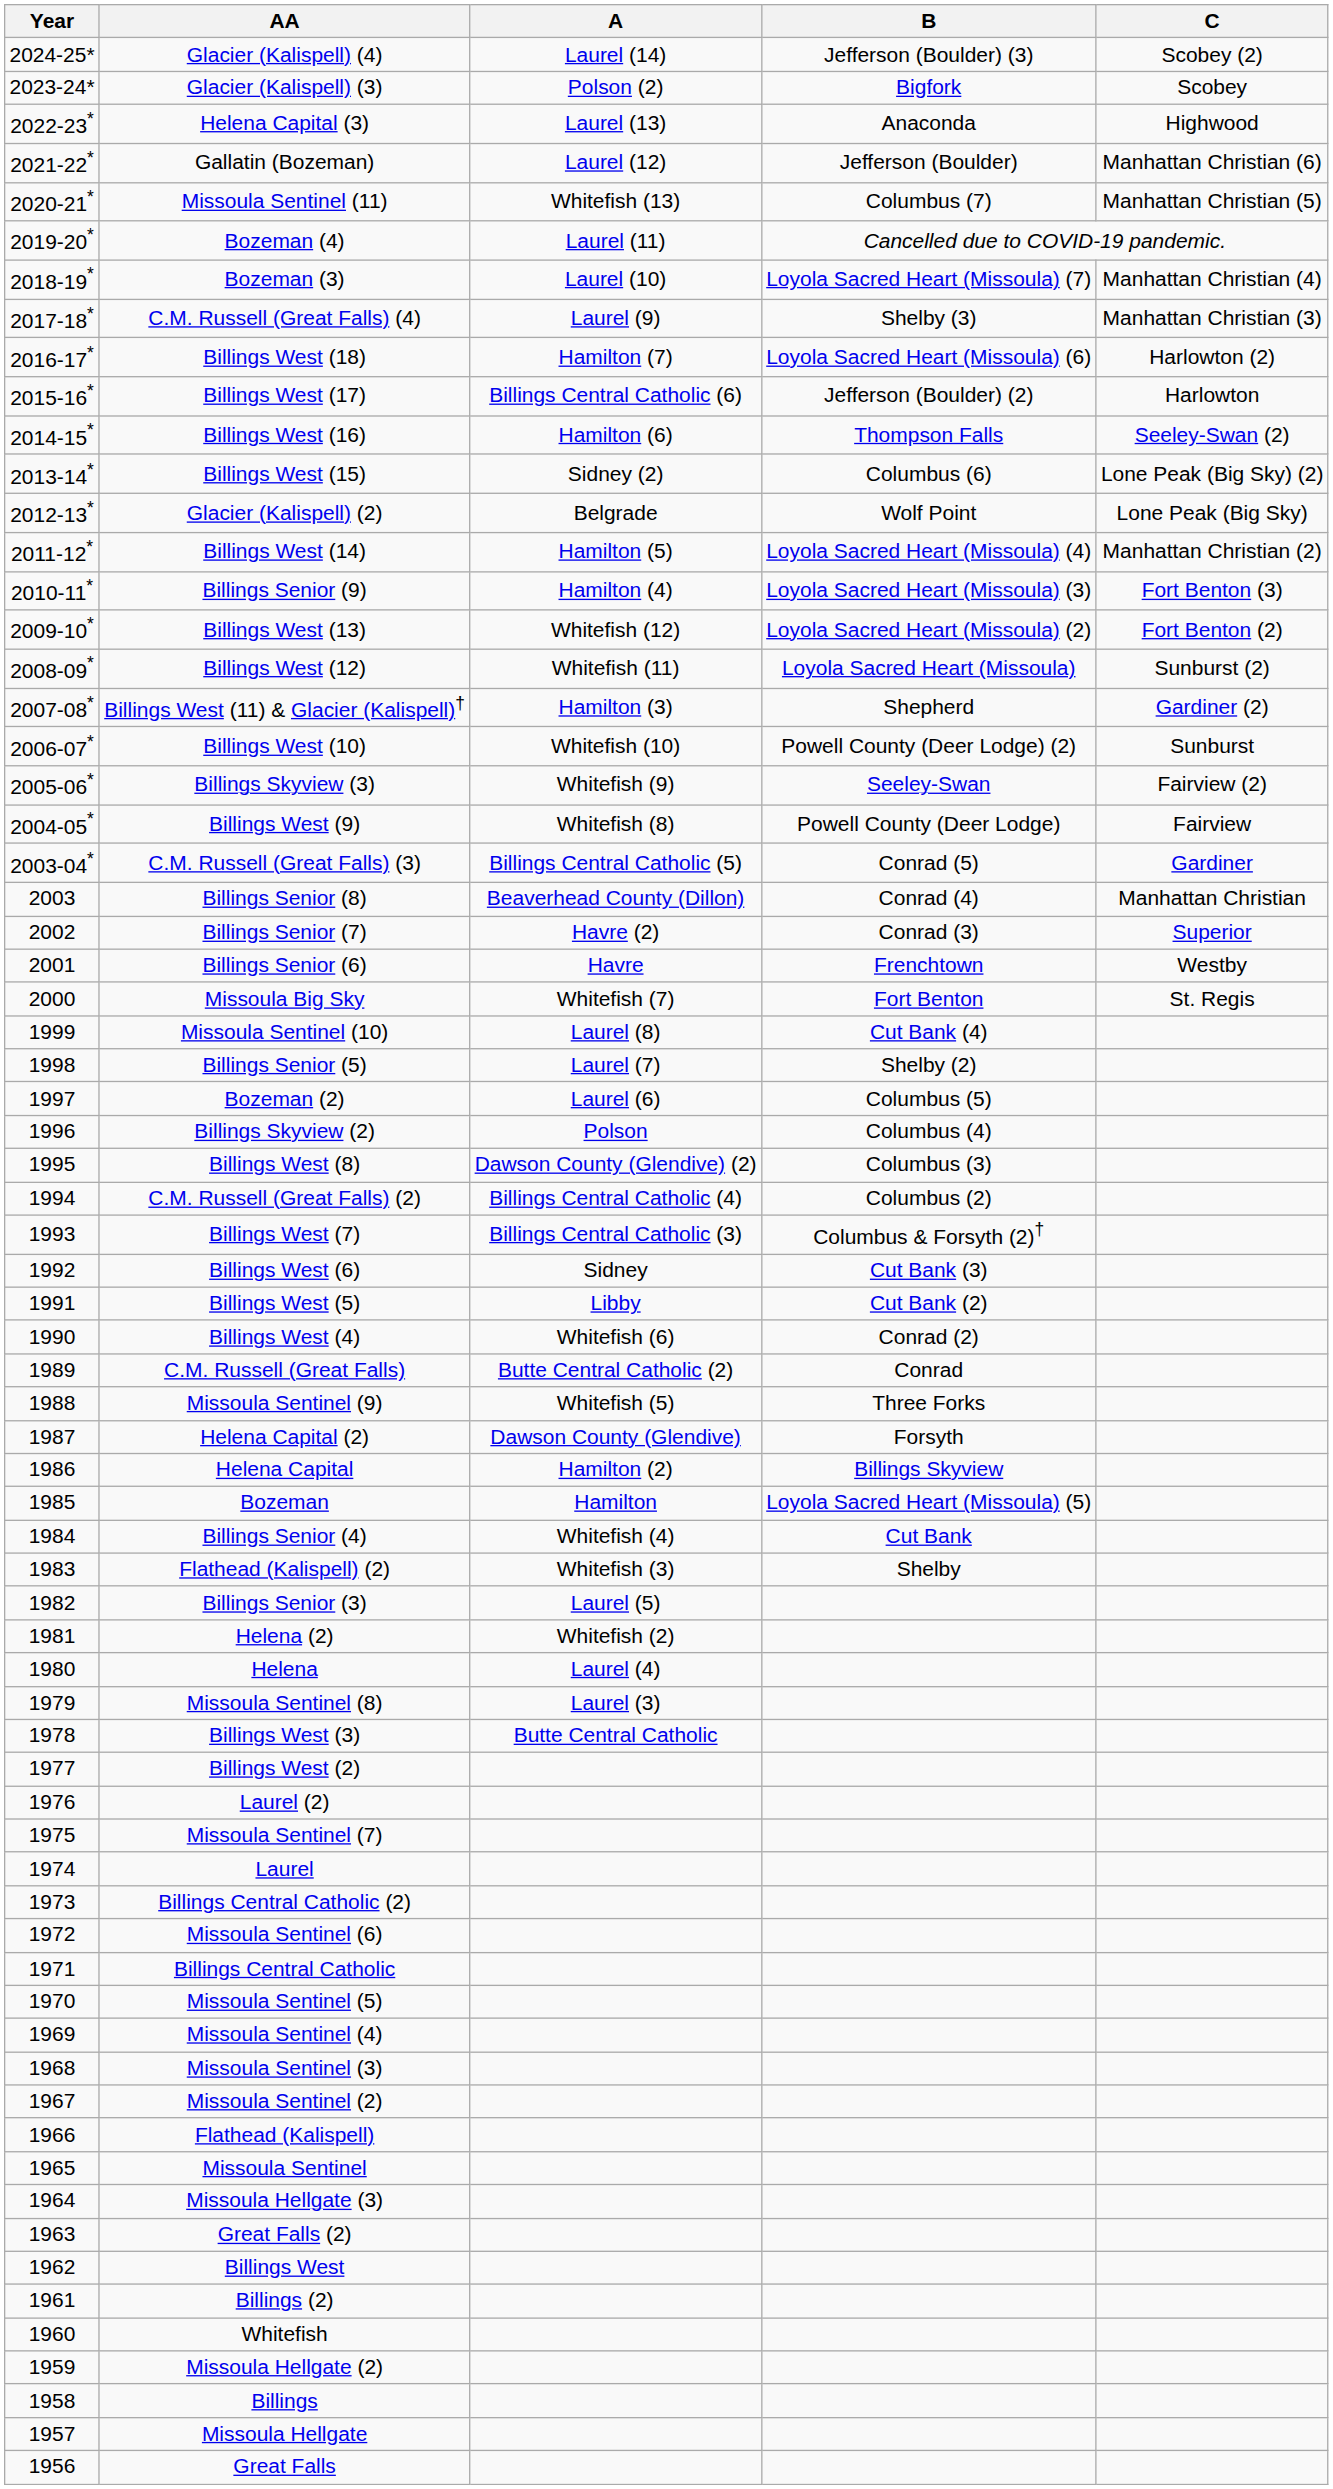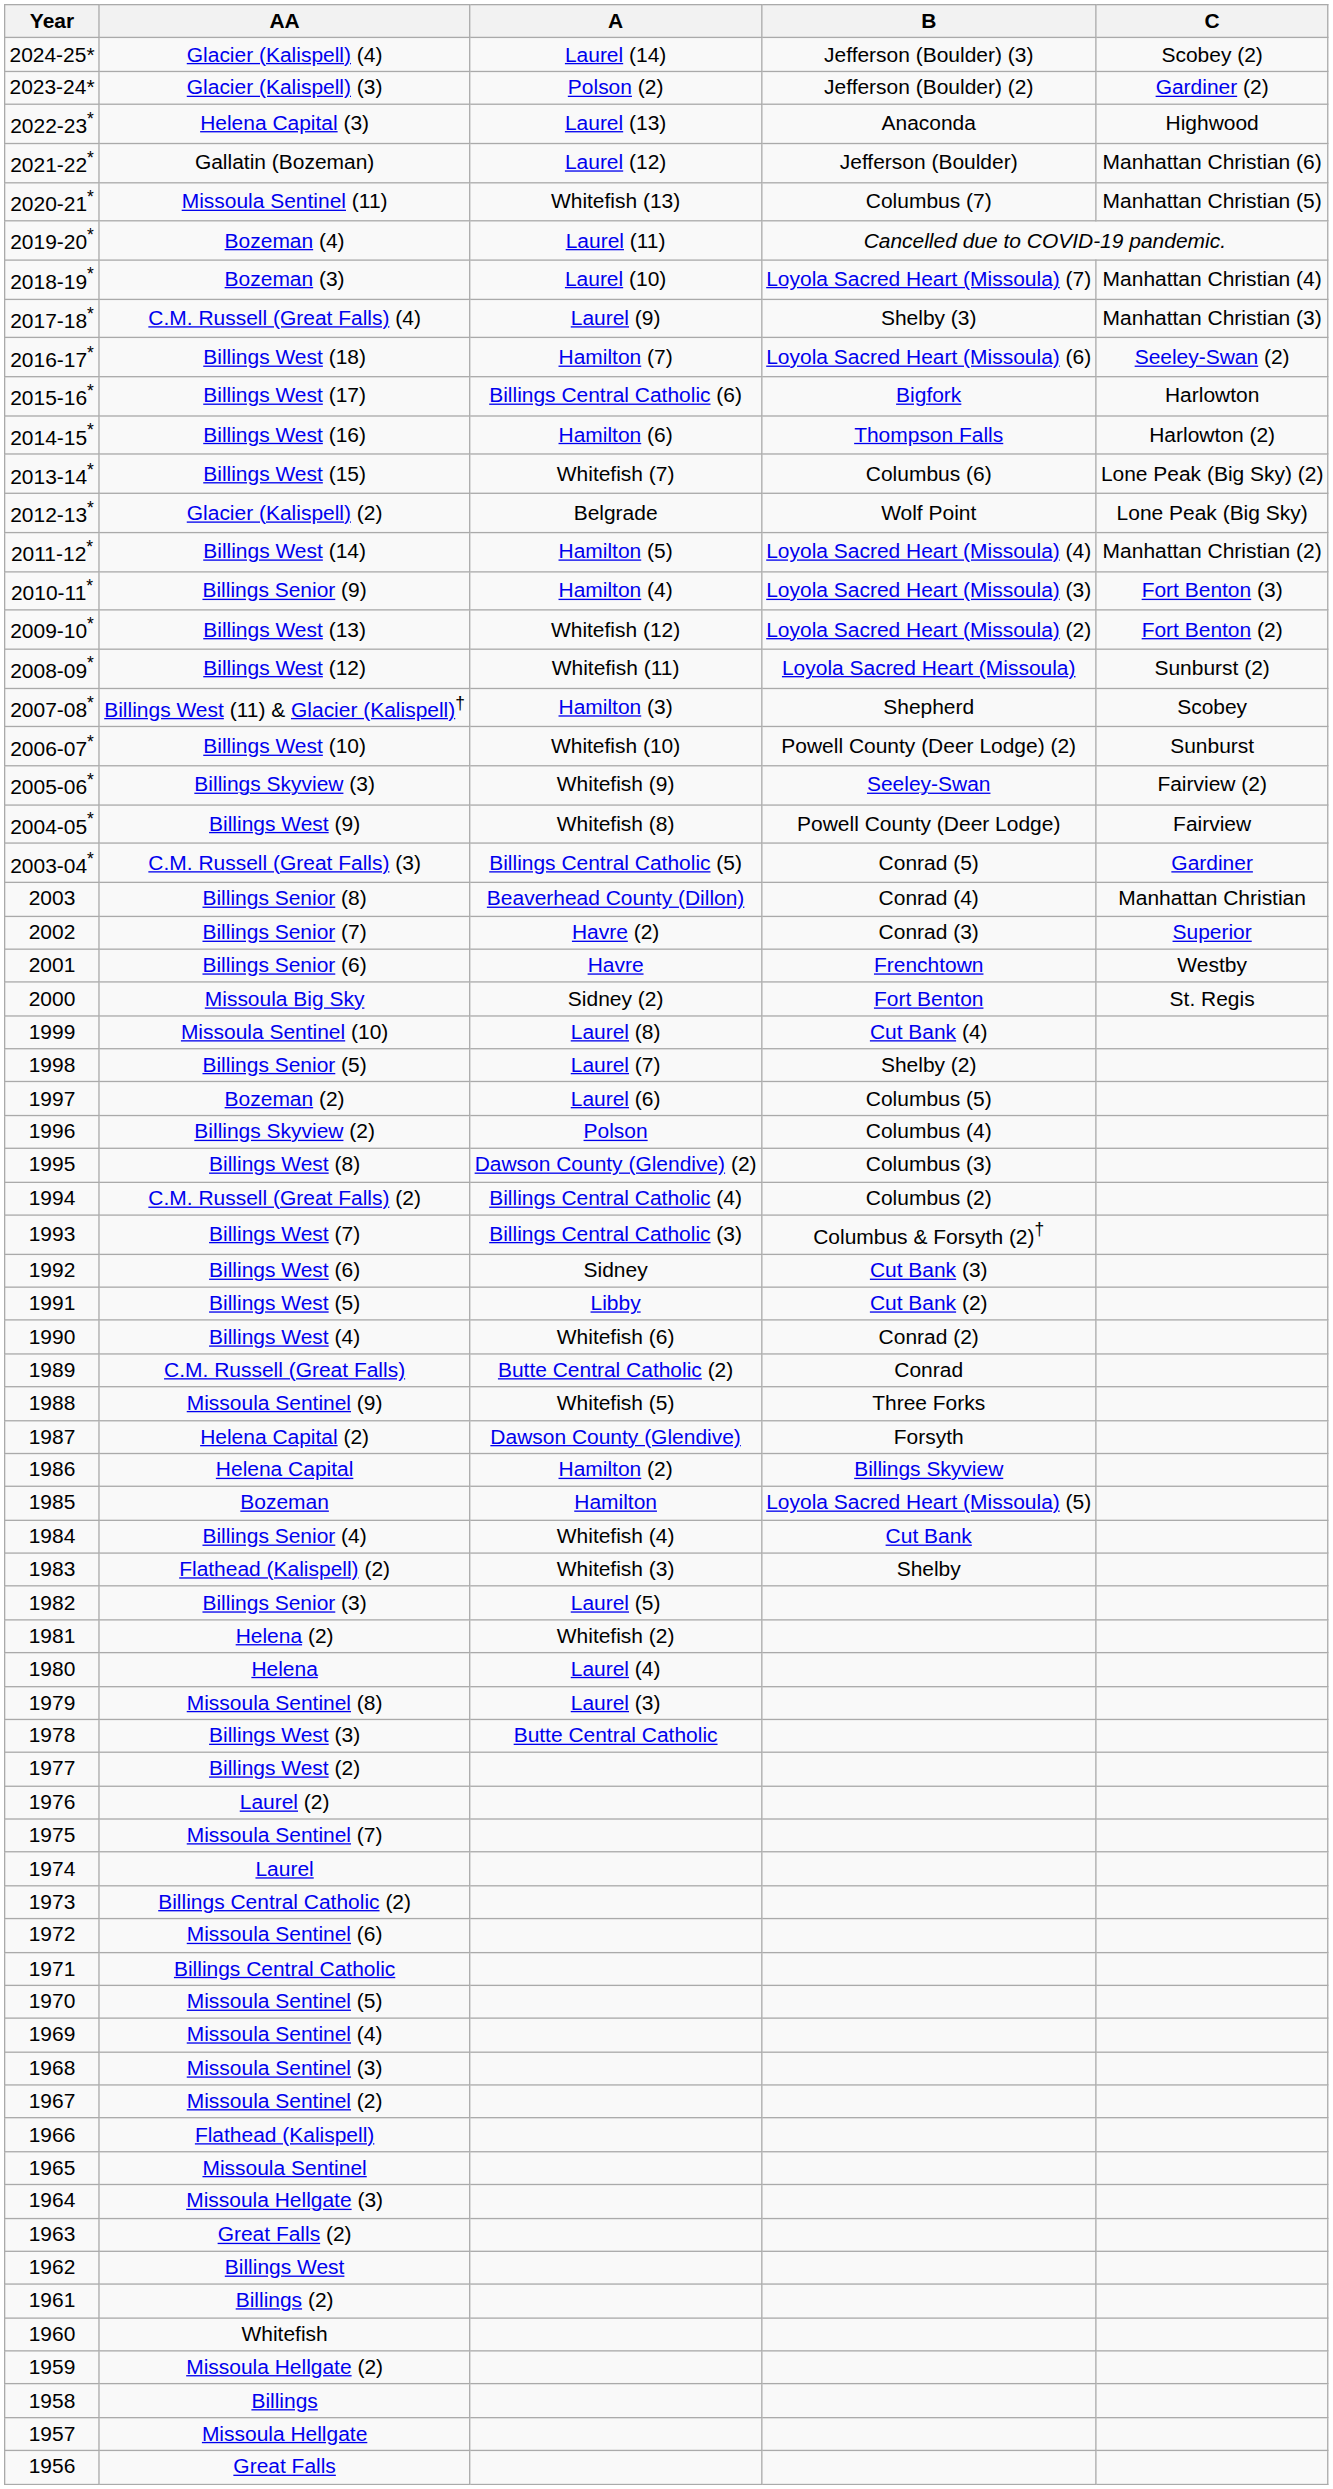(929, 87) Bigfork -> (929, 87) Jefferson (Boulder) (2)
(1212, 87) Scobey -> (1212, 87) Gardiner (2)
(1212, 357) Harlowton (2) -> (1212, 357) Seeley-Swan (2)
(929, 396) Jefferson (Boulder) (2) -> (929, 396) Bigfork
(1212, 434) Seeley-Swan (2) -> (1212, 434) Harlowton (2)
(616, 473) Sidney (2) -> (616, 473) Whitefish (7)
(1212, 707) Gardiner (2) -> (1212, 707) Scobey
(616, 998) Whitefish (7) -> (616, 998) Sidney (2)
